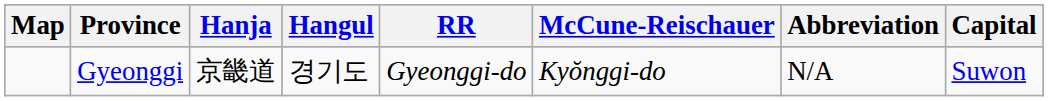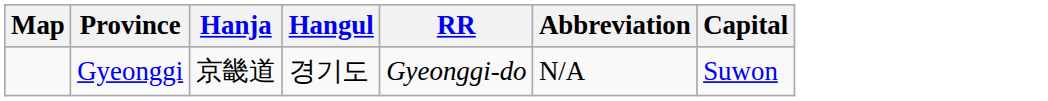- column: (657, 25)
